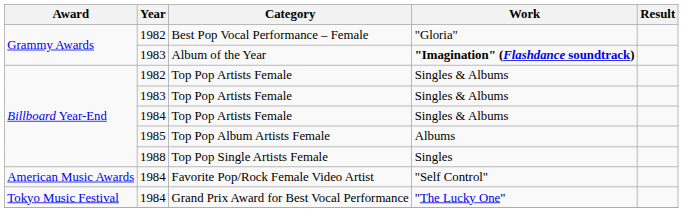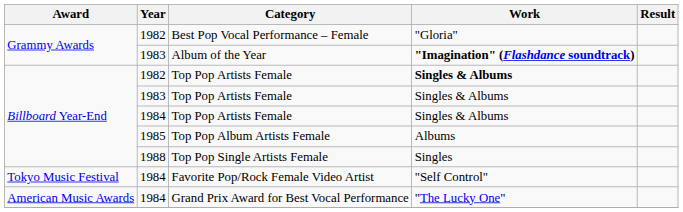(462, 75) normal -> (463, 75) bold
(71, 177) American Music Awards -> (63, 177) Tokyo Music Festival
(63, 197) Tokyo Music Festival -> (71, 197) American Music Awards
